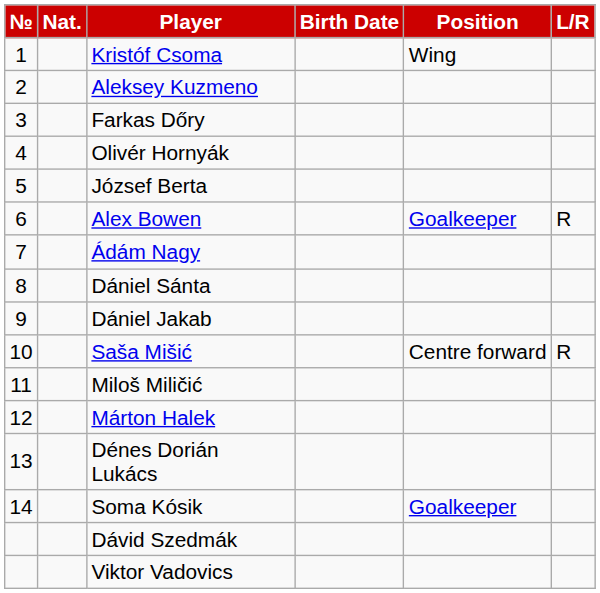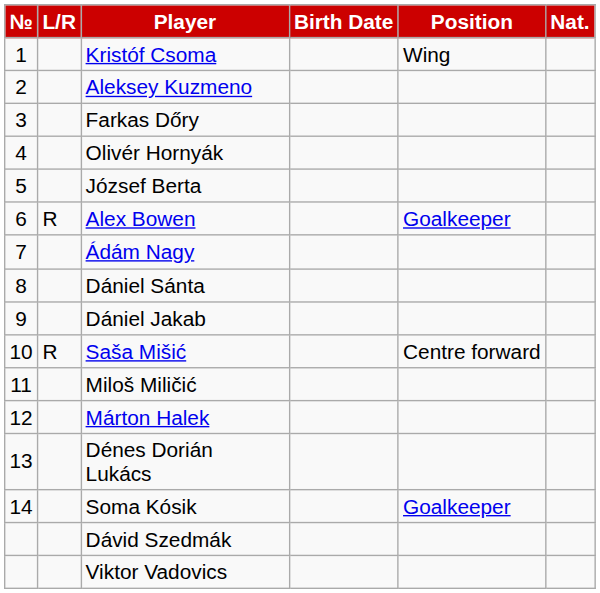columns swapped: (62, 21) <-> (573, 21)
